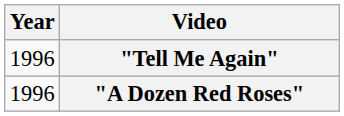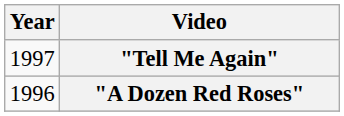(32, 57) 1996 -> (32, 57) 1997
